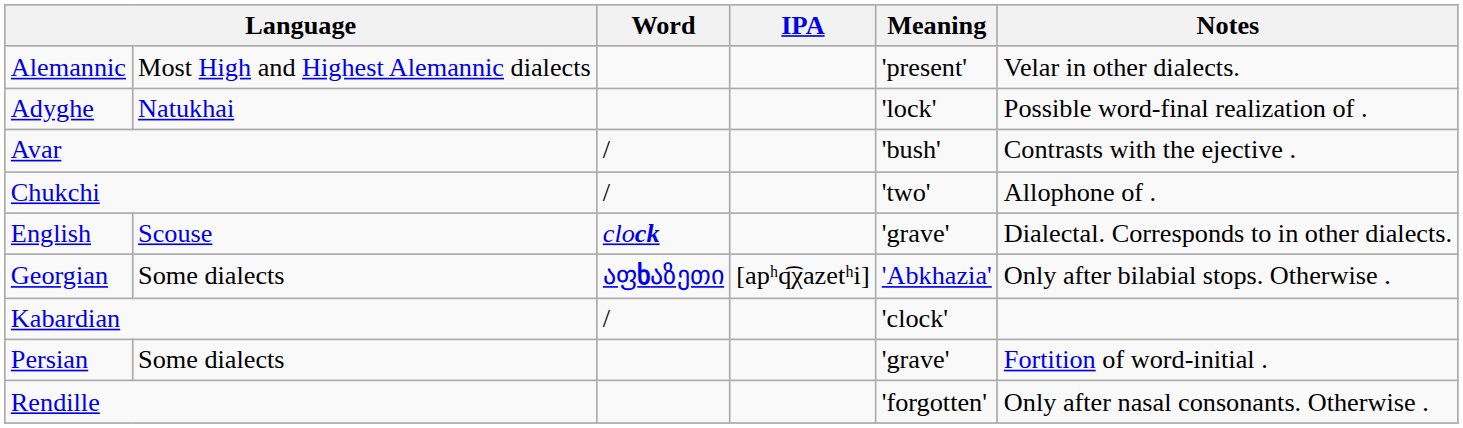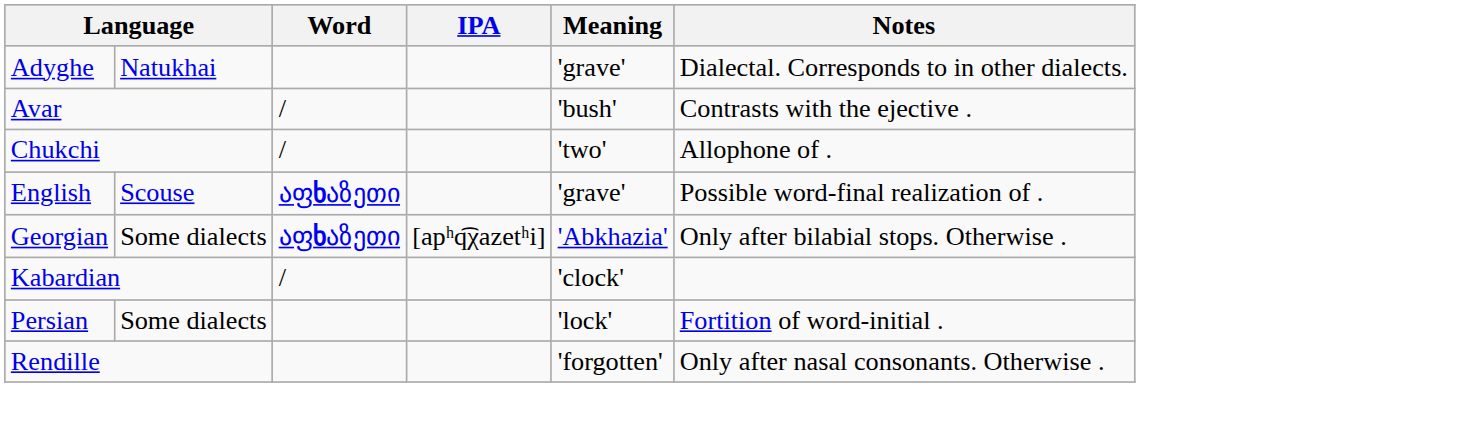- row: (68, 66)
(909, 108) 'lock' -> (592, 66) 'grave'
(1186, 108) Possible word-final realization of . -> (904, 66) Dialectal. Corresponds to in other dialects.
(631, 233) clock -> (339, 193) აფხაზეთი
(1228, 233) Dialectal. Corresponds to in other dialects. -> (862, 192) Possible word-final realization of .
(916, 359) 'grave' -> (585, 319) 'lock'
